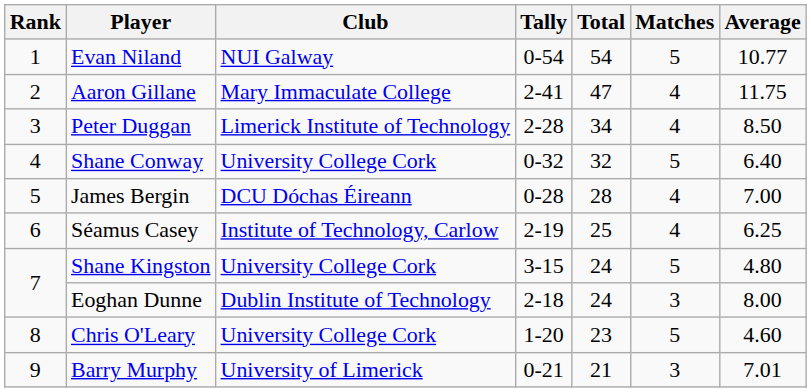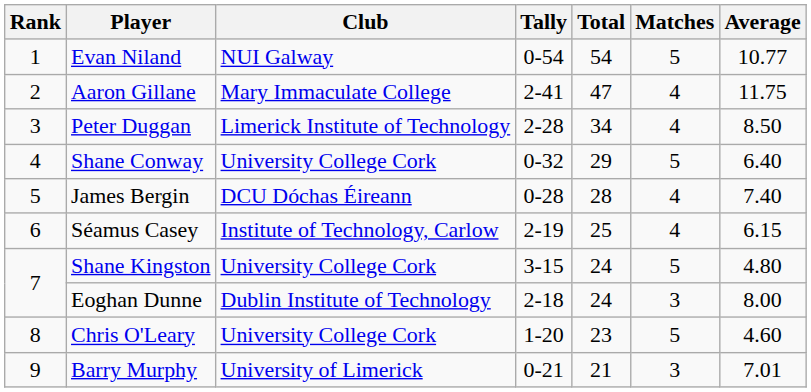(601, 160) 32 -> (601, 160) 29
(763, 195) 7.00 -> (763, 195) 7.40
(763, 230) 6.25 -> (763, 230) 6.15
